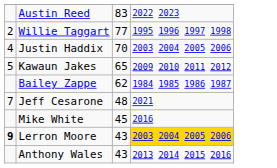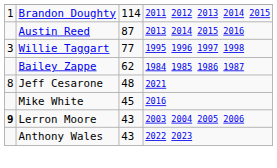+ row: (67, 13)
(121, 13) 83 -> (128, 31) 87
(156, 13) 2022 2023 -> (195, 31) 2013 2014 2015 2016
(10, 31) 2 -> (10, 48) 3
- row: (61, 48)
- row: (58, 66)
(10, 101) 7 -> (10, 84) 8
(182, 136) gold background -> (195, 119) no background
(182, 154) 2013 2014 2015 2016 -> (169, 136) 2022 2023
